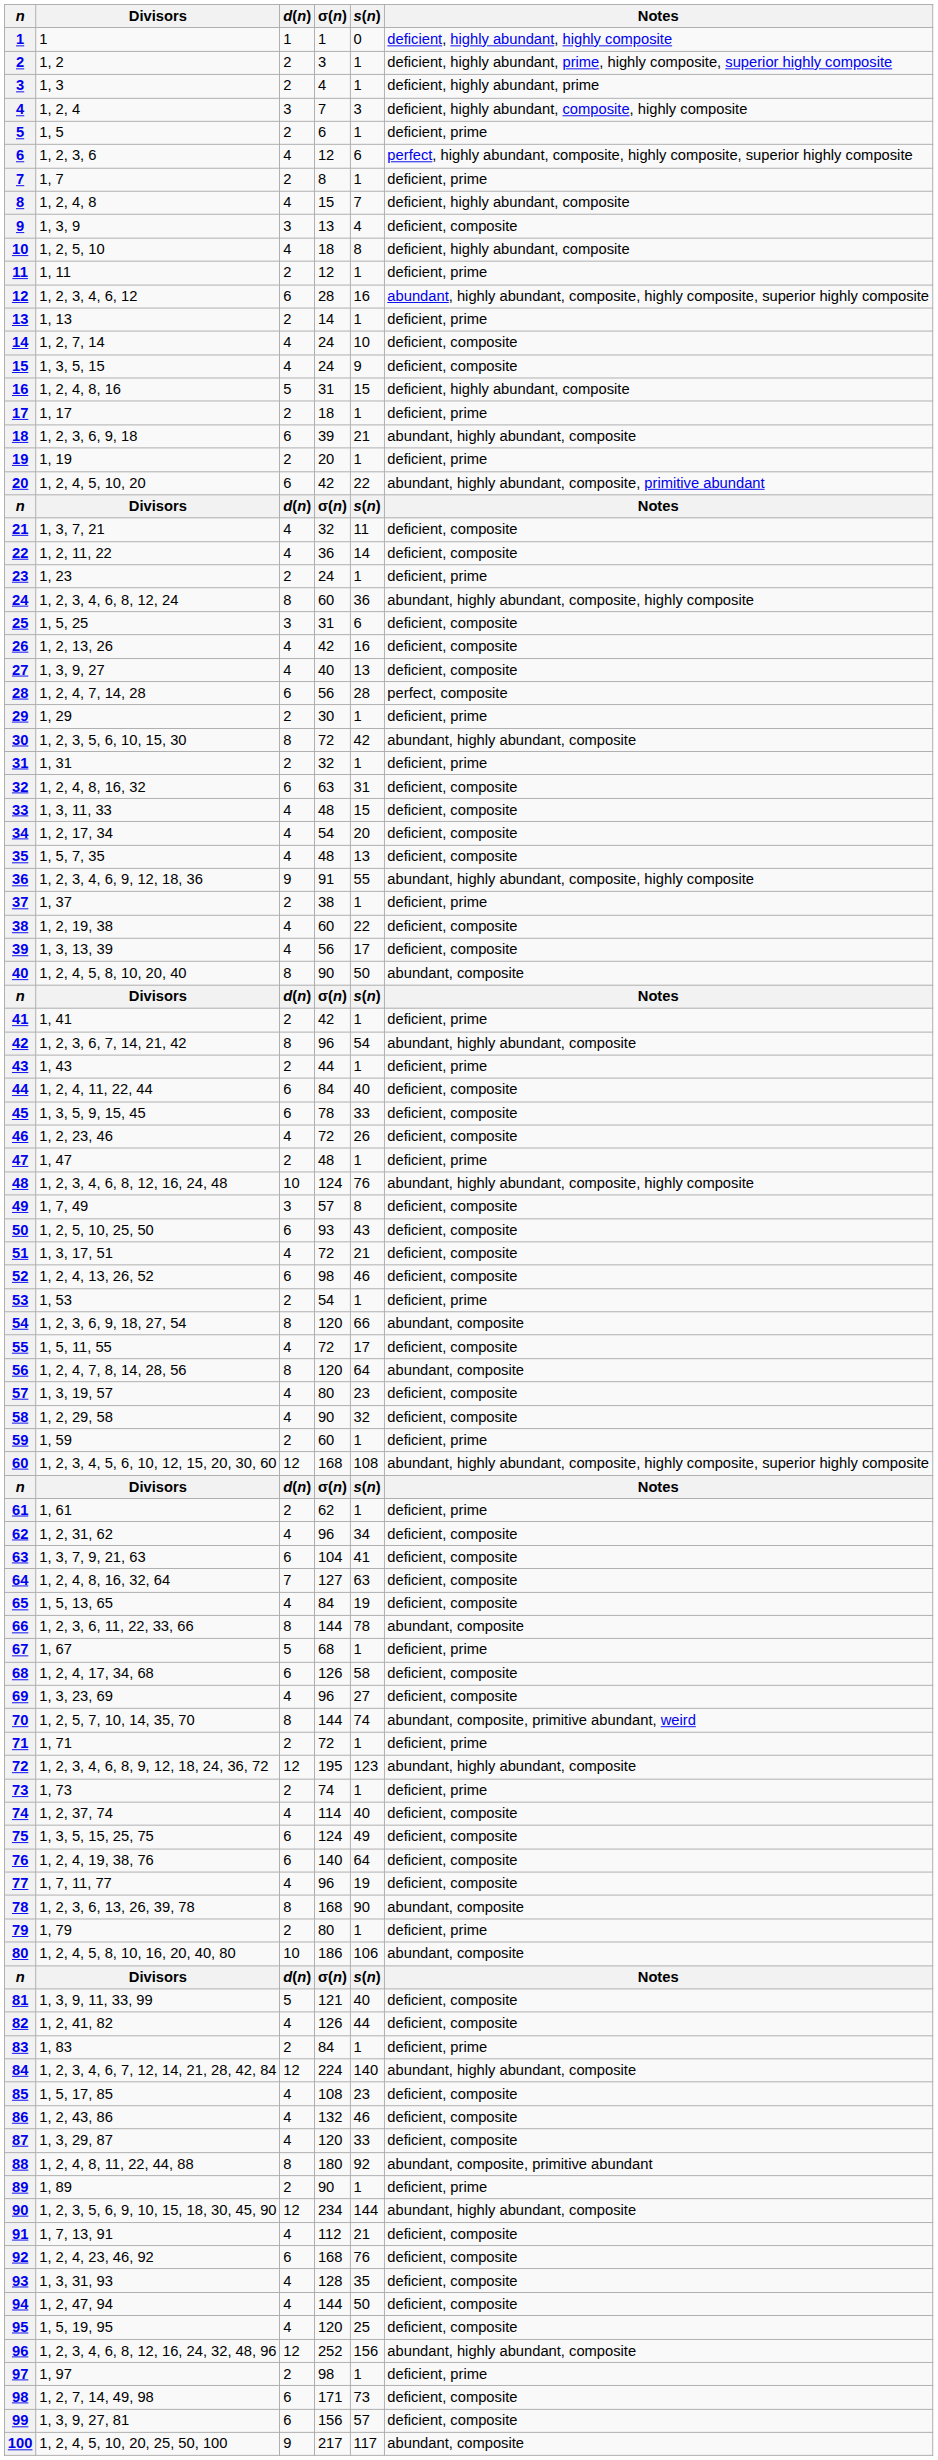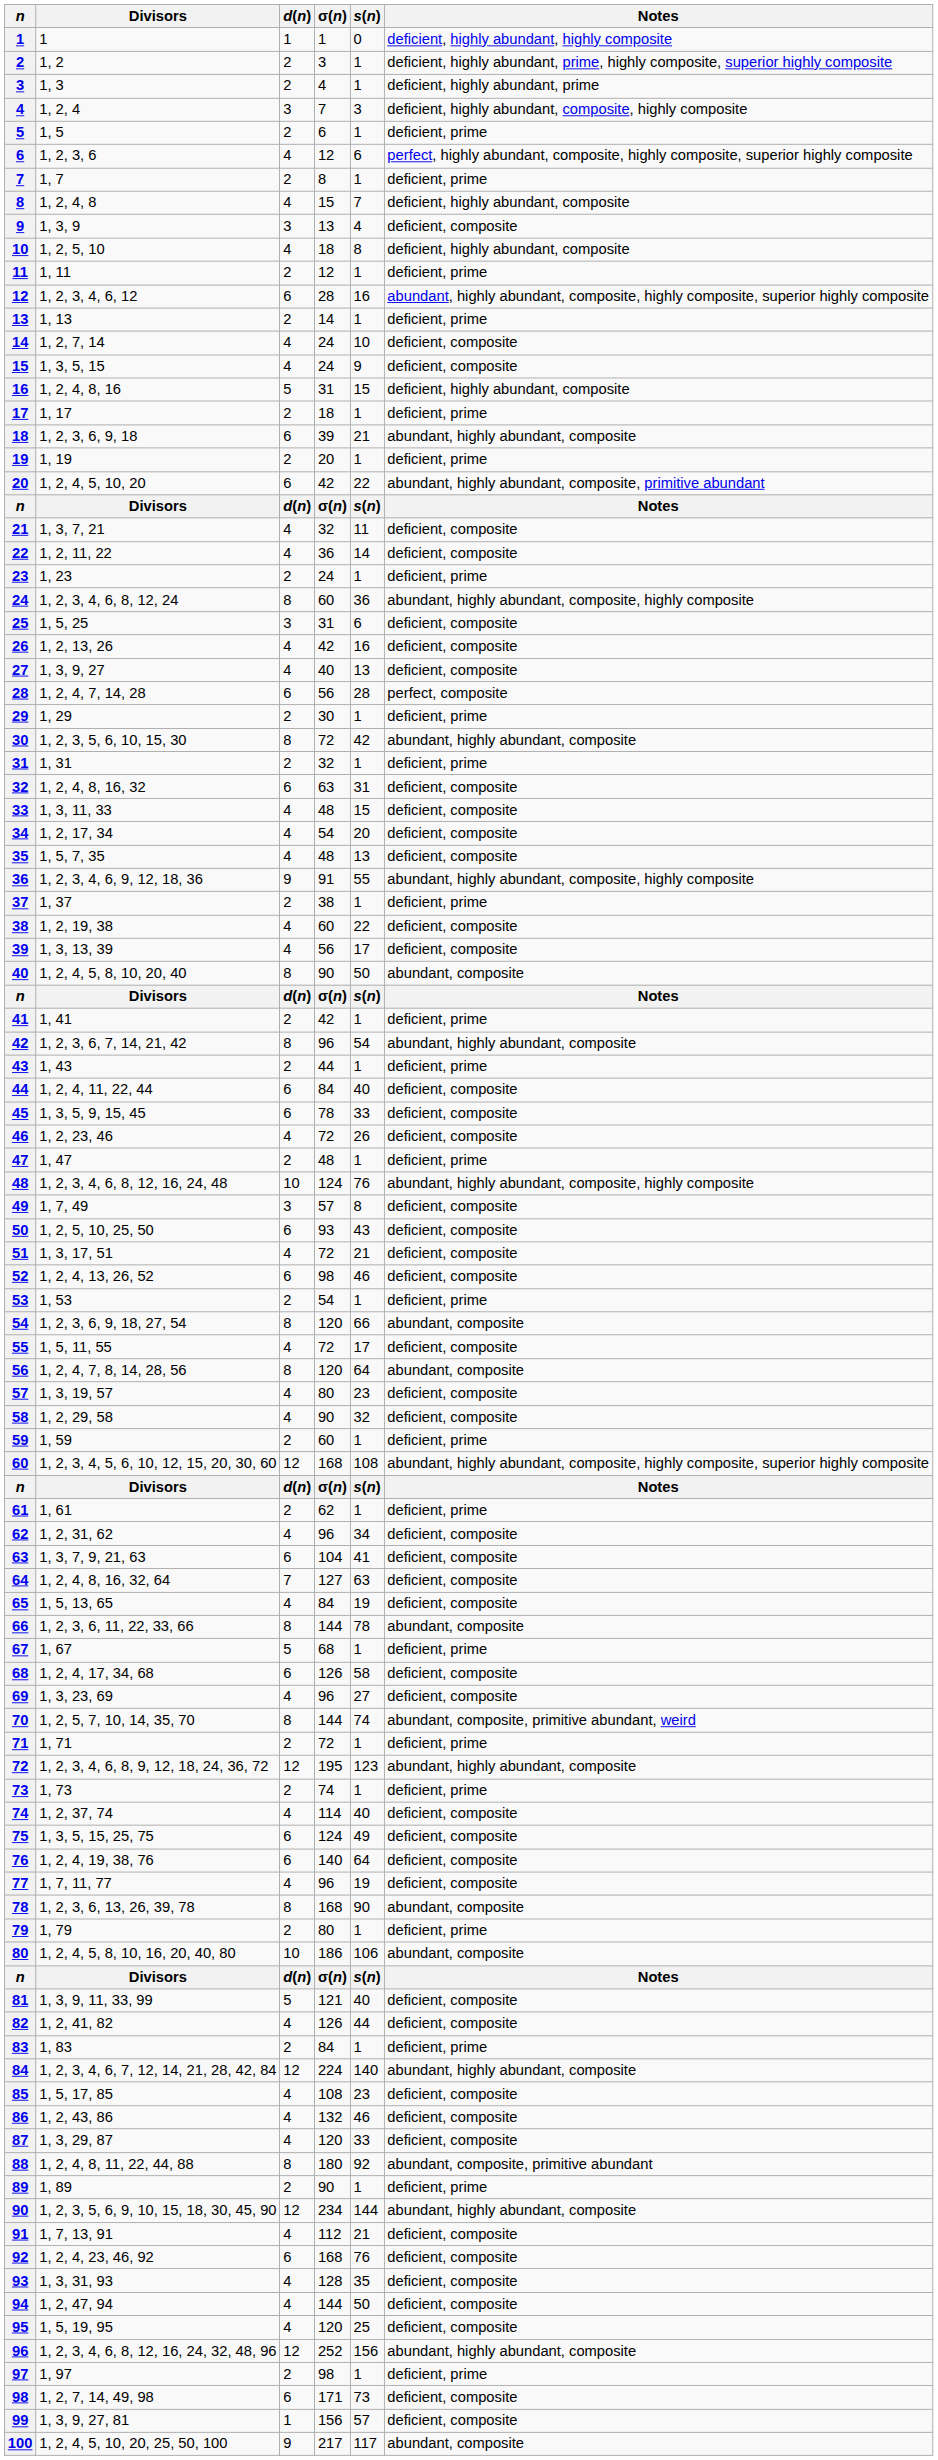(287, 2420) 6 -> (287, 2420) 1
